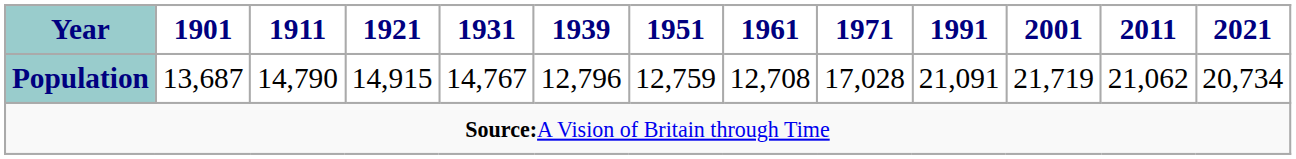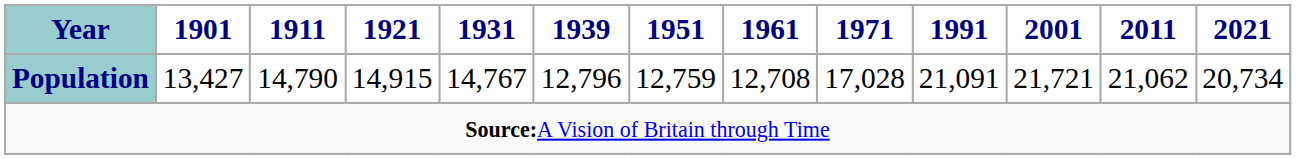(203, 78) 13,687 -> (203, 78) 13,427
(1054, 78) 21,719 -> (1054, 78) 21,721
